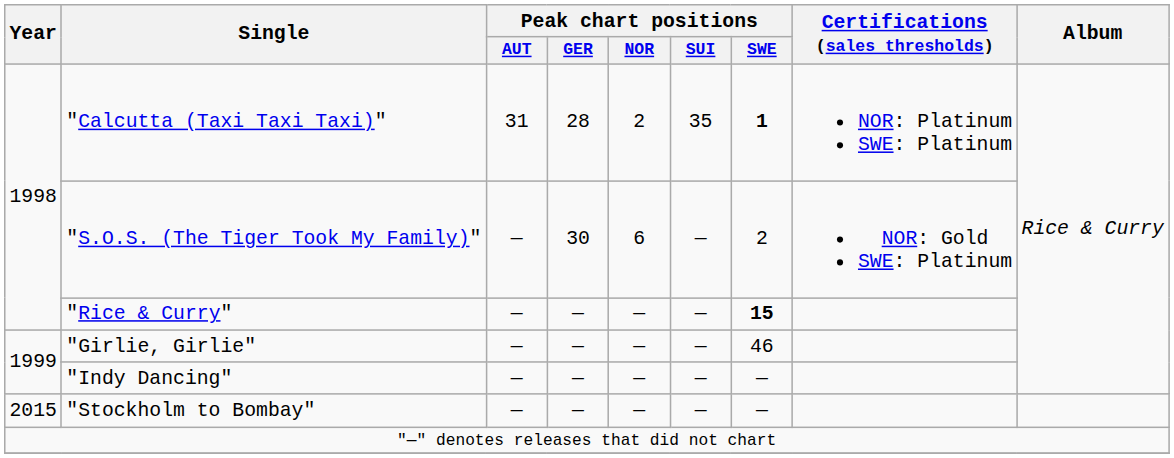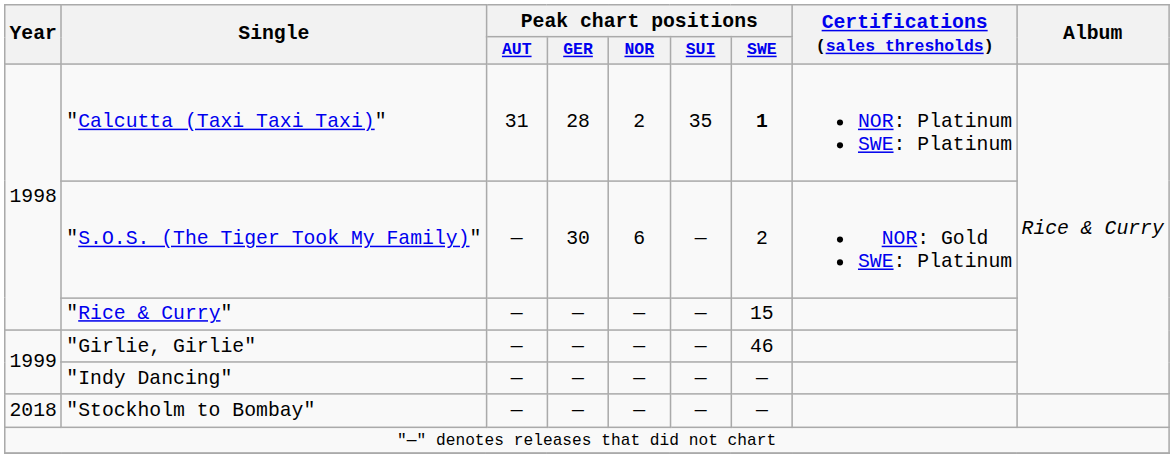(762, 314) bold -> (762, 314) normal
(33, 411) 2015 -> (33, 411) 2018
